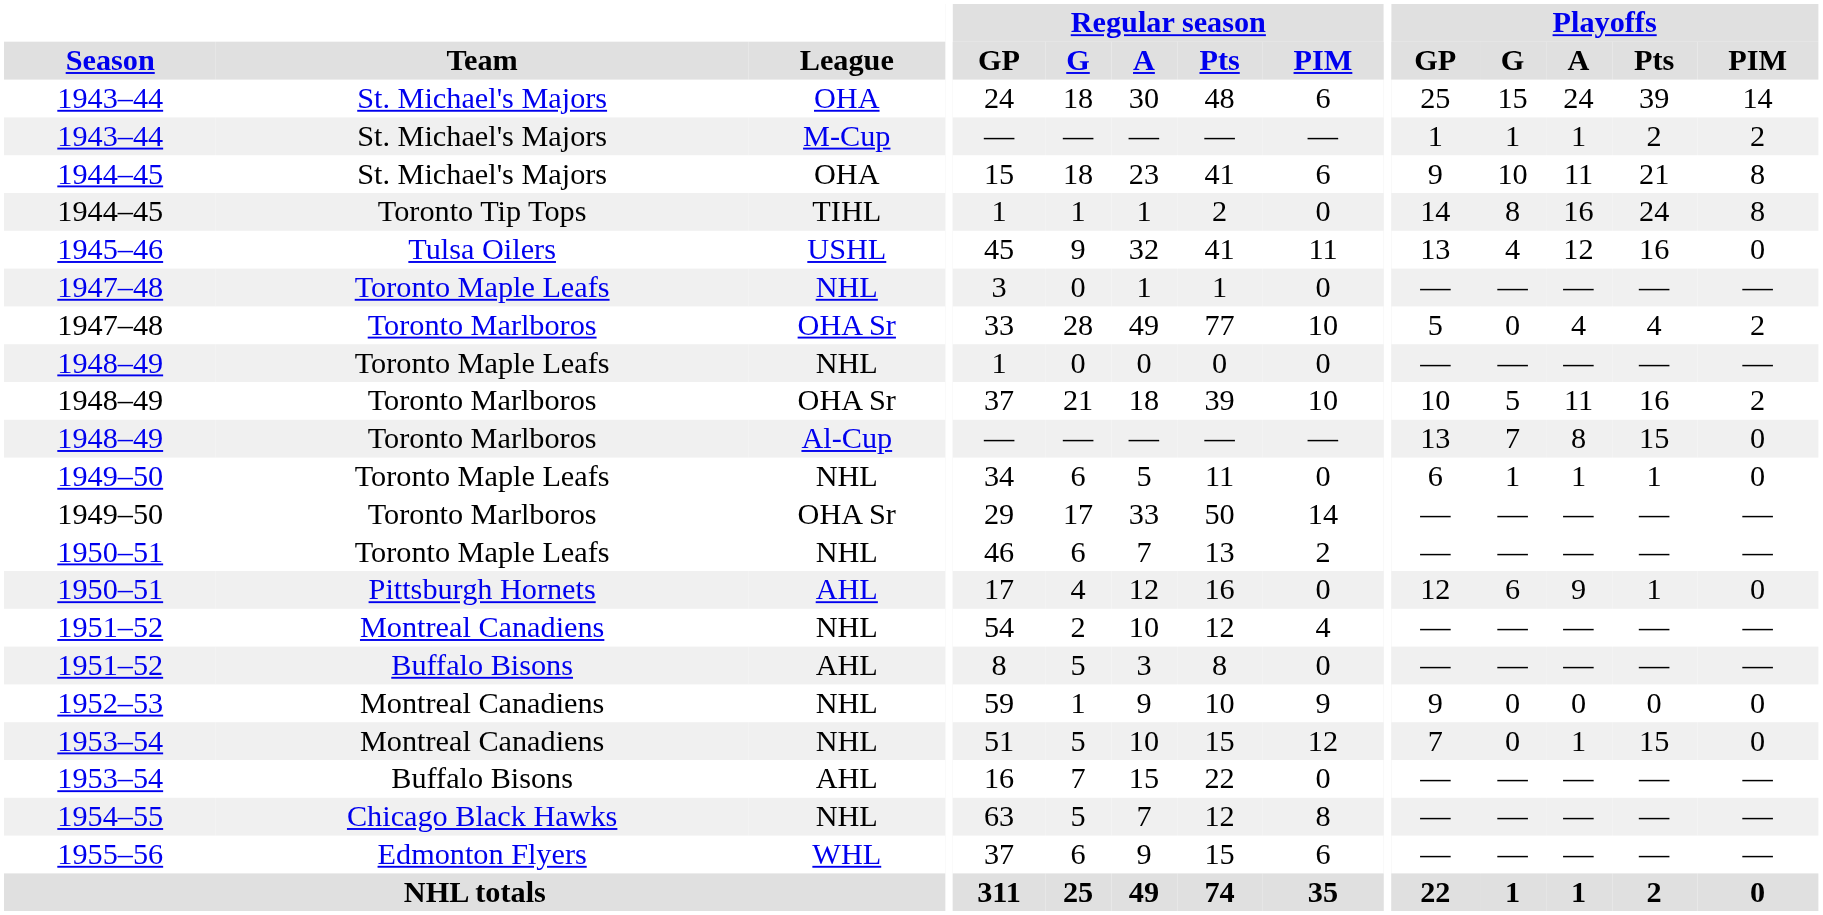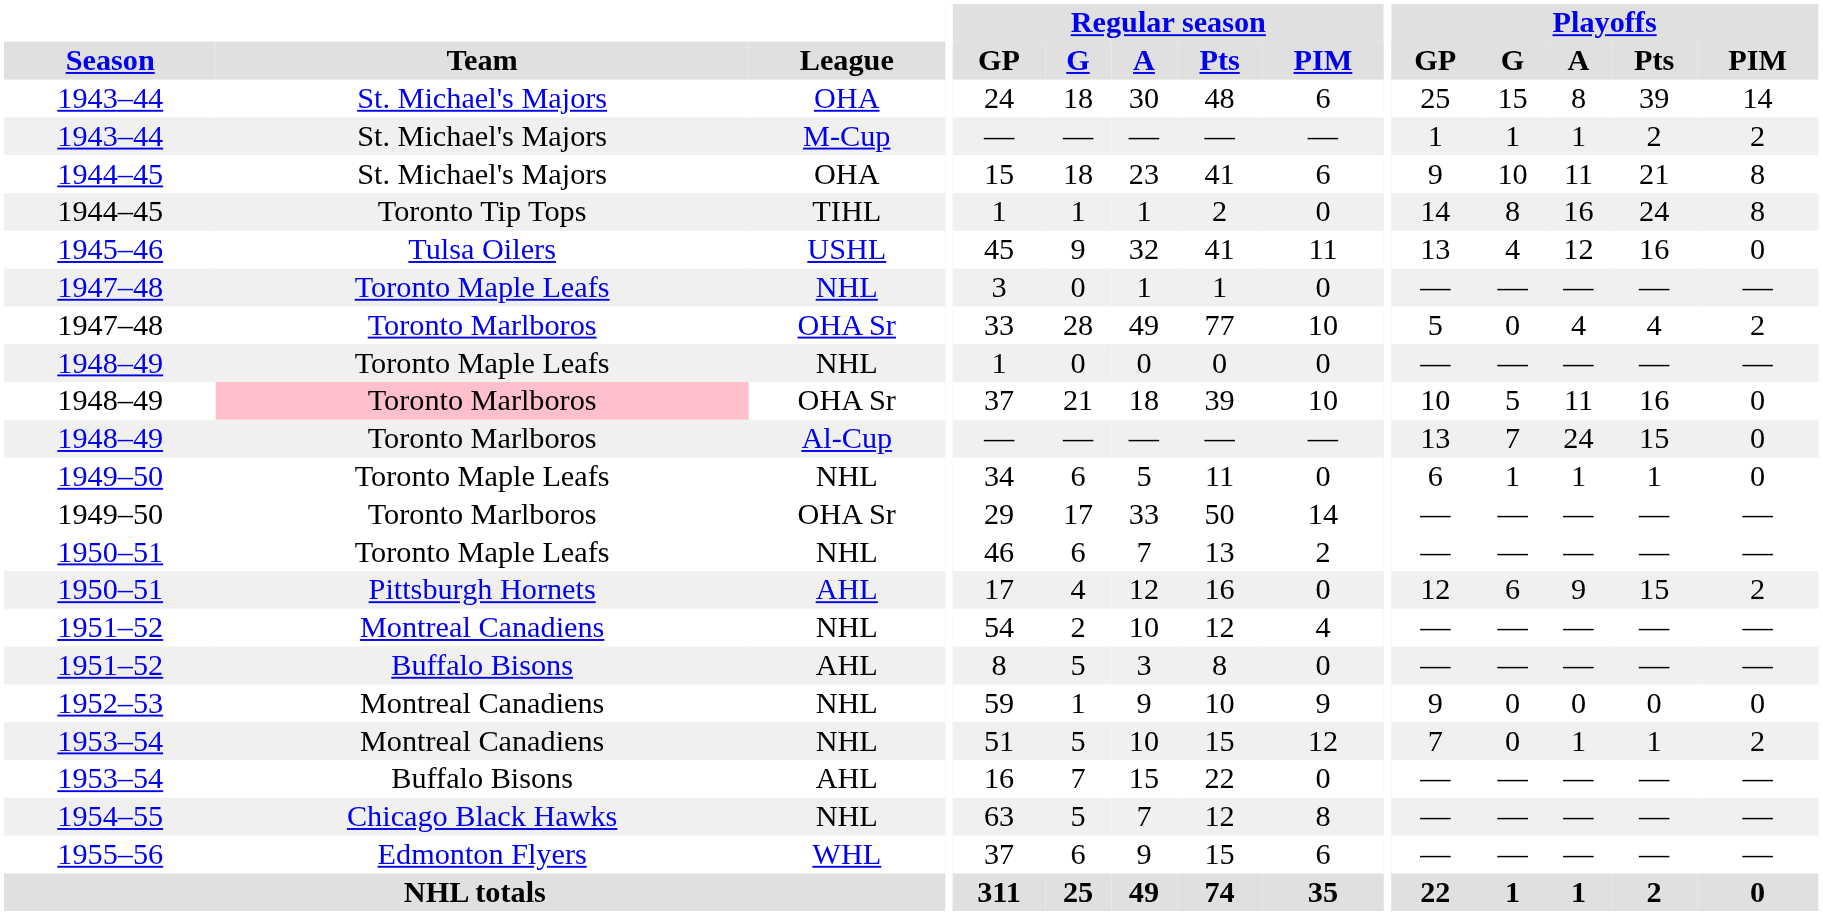(1578, 98) 24 -> (1578, 98) 8
(482, 400) no background -> (482, 400) pink background
(1758, 400) 2 -> (1758, 400) 0
(1578, 438) 8 -> (1578, 438) 24
(1654, 589) 1 -> (1654, 589) 15
(1758, 589) 0 -> (1758, 589) 2
(1654, 740) 15 -> (1654, 740) 1
(1758, 740) 0 -> (1758, 740) 2
